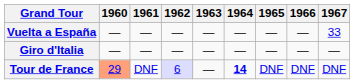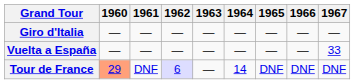rows swapped: (52, 32) <-> (52, 50)
(240, 69) bold -> (240, 69) normal
